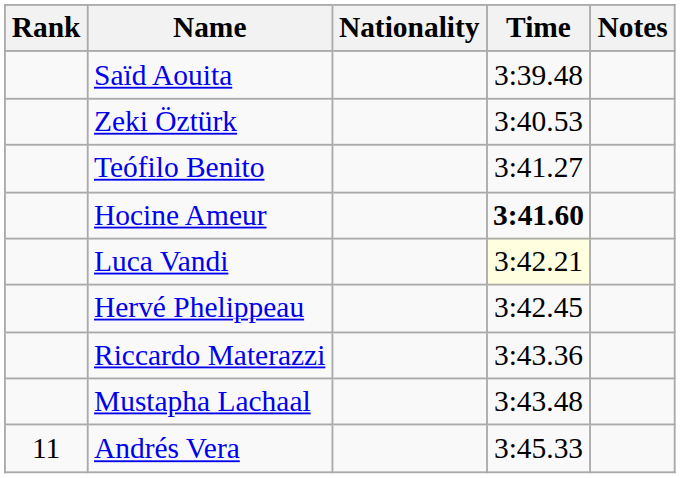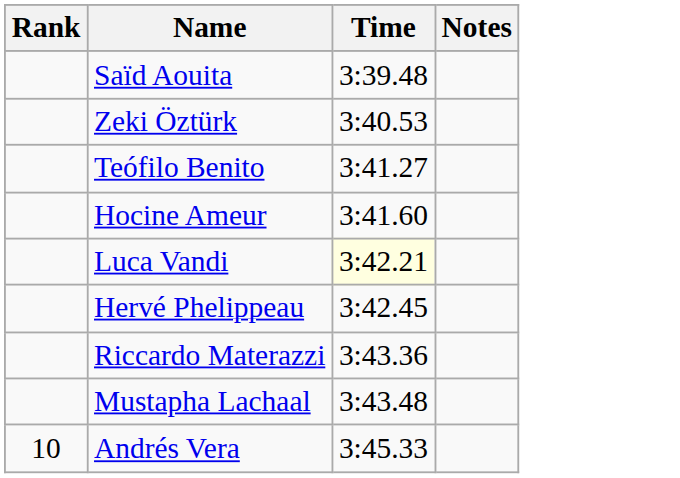- column: (409, 27)
(539, 214) bold -> (383, 214) normal
(46, 448) 11 -> (46, 448) 10
